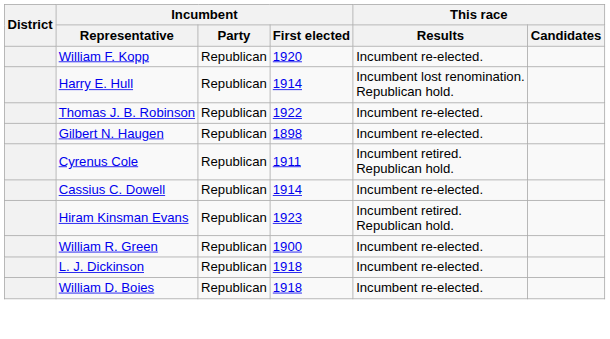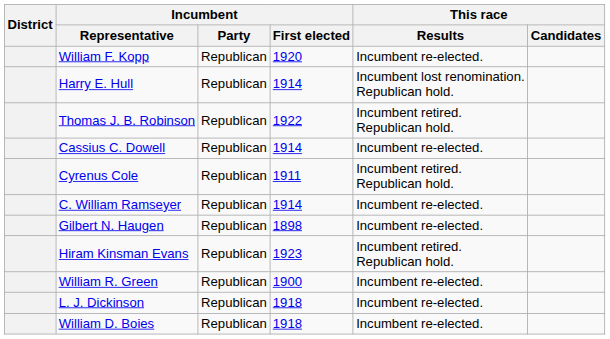(420, 112) Incumbent re-elected. -> (409, 120) Incumbent retired. Republican hold.
rows swapped: (111, 133) <-> (112, 190)
+ row: (120, 204)
